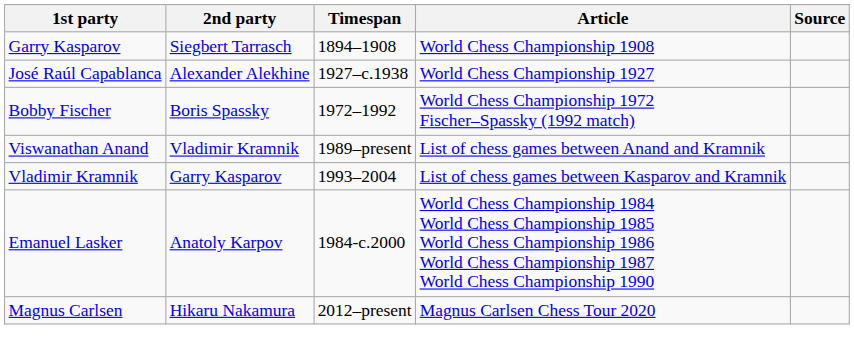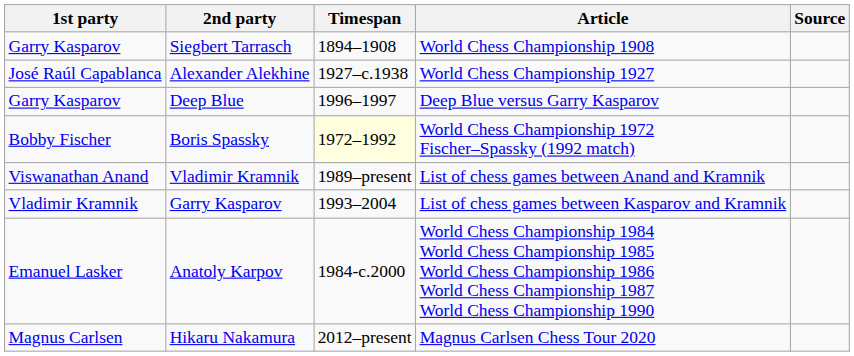+ row: (207, 101)
(357, 111) no background -> (357, 138) lightyellow background
